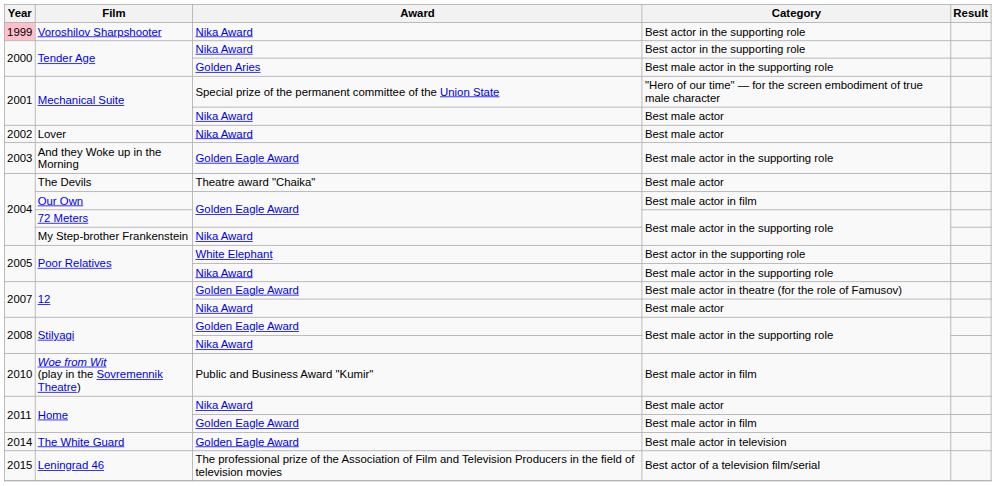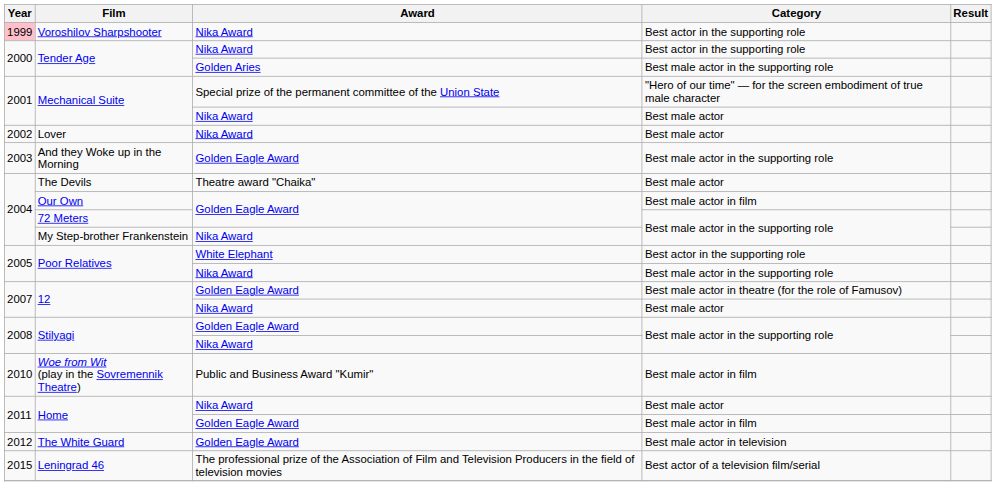(20, 442) 2014 -> (20, 442) 2012
